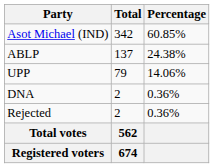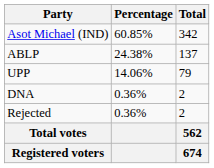columns swapped: (128, 14) <-> (177, 14)
